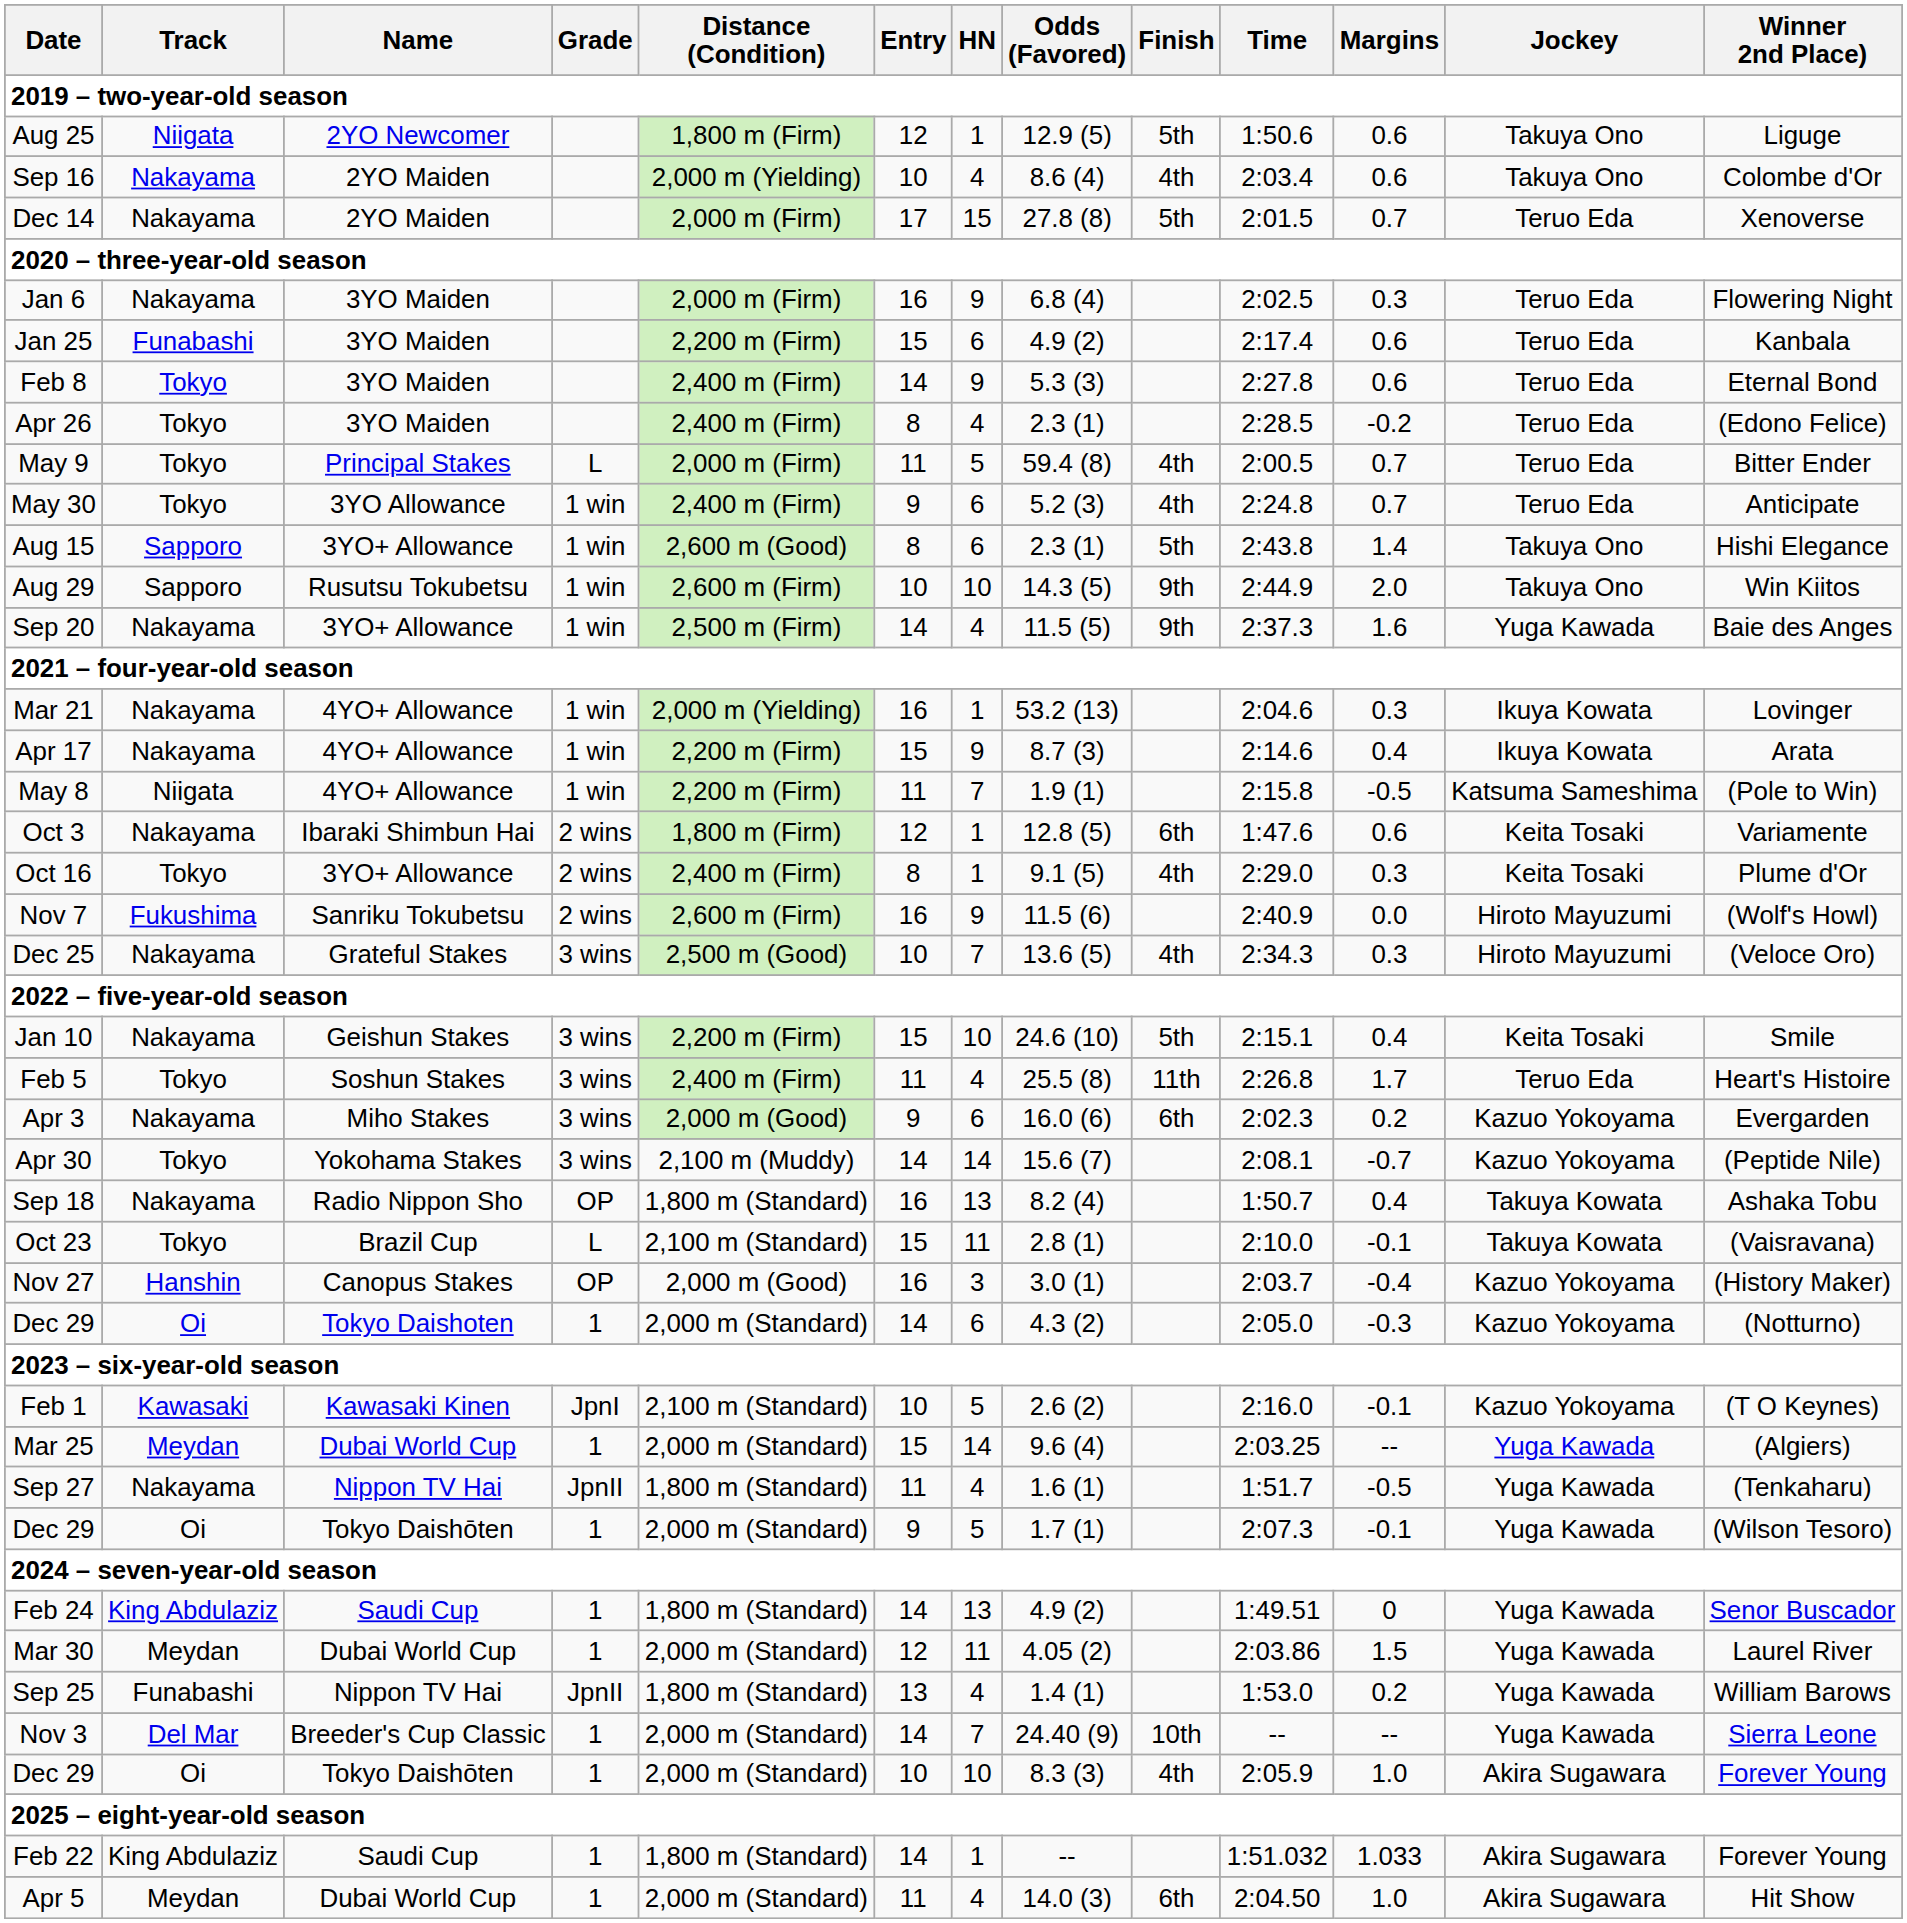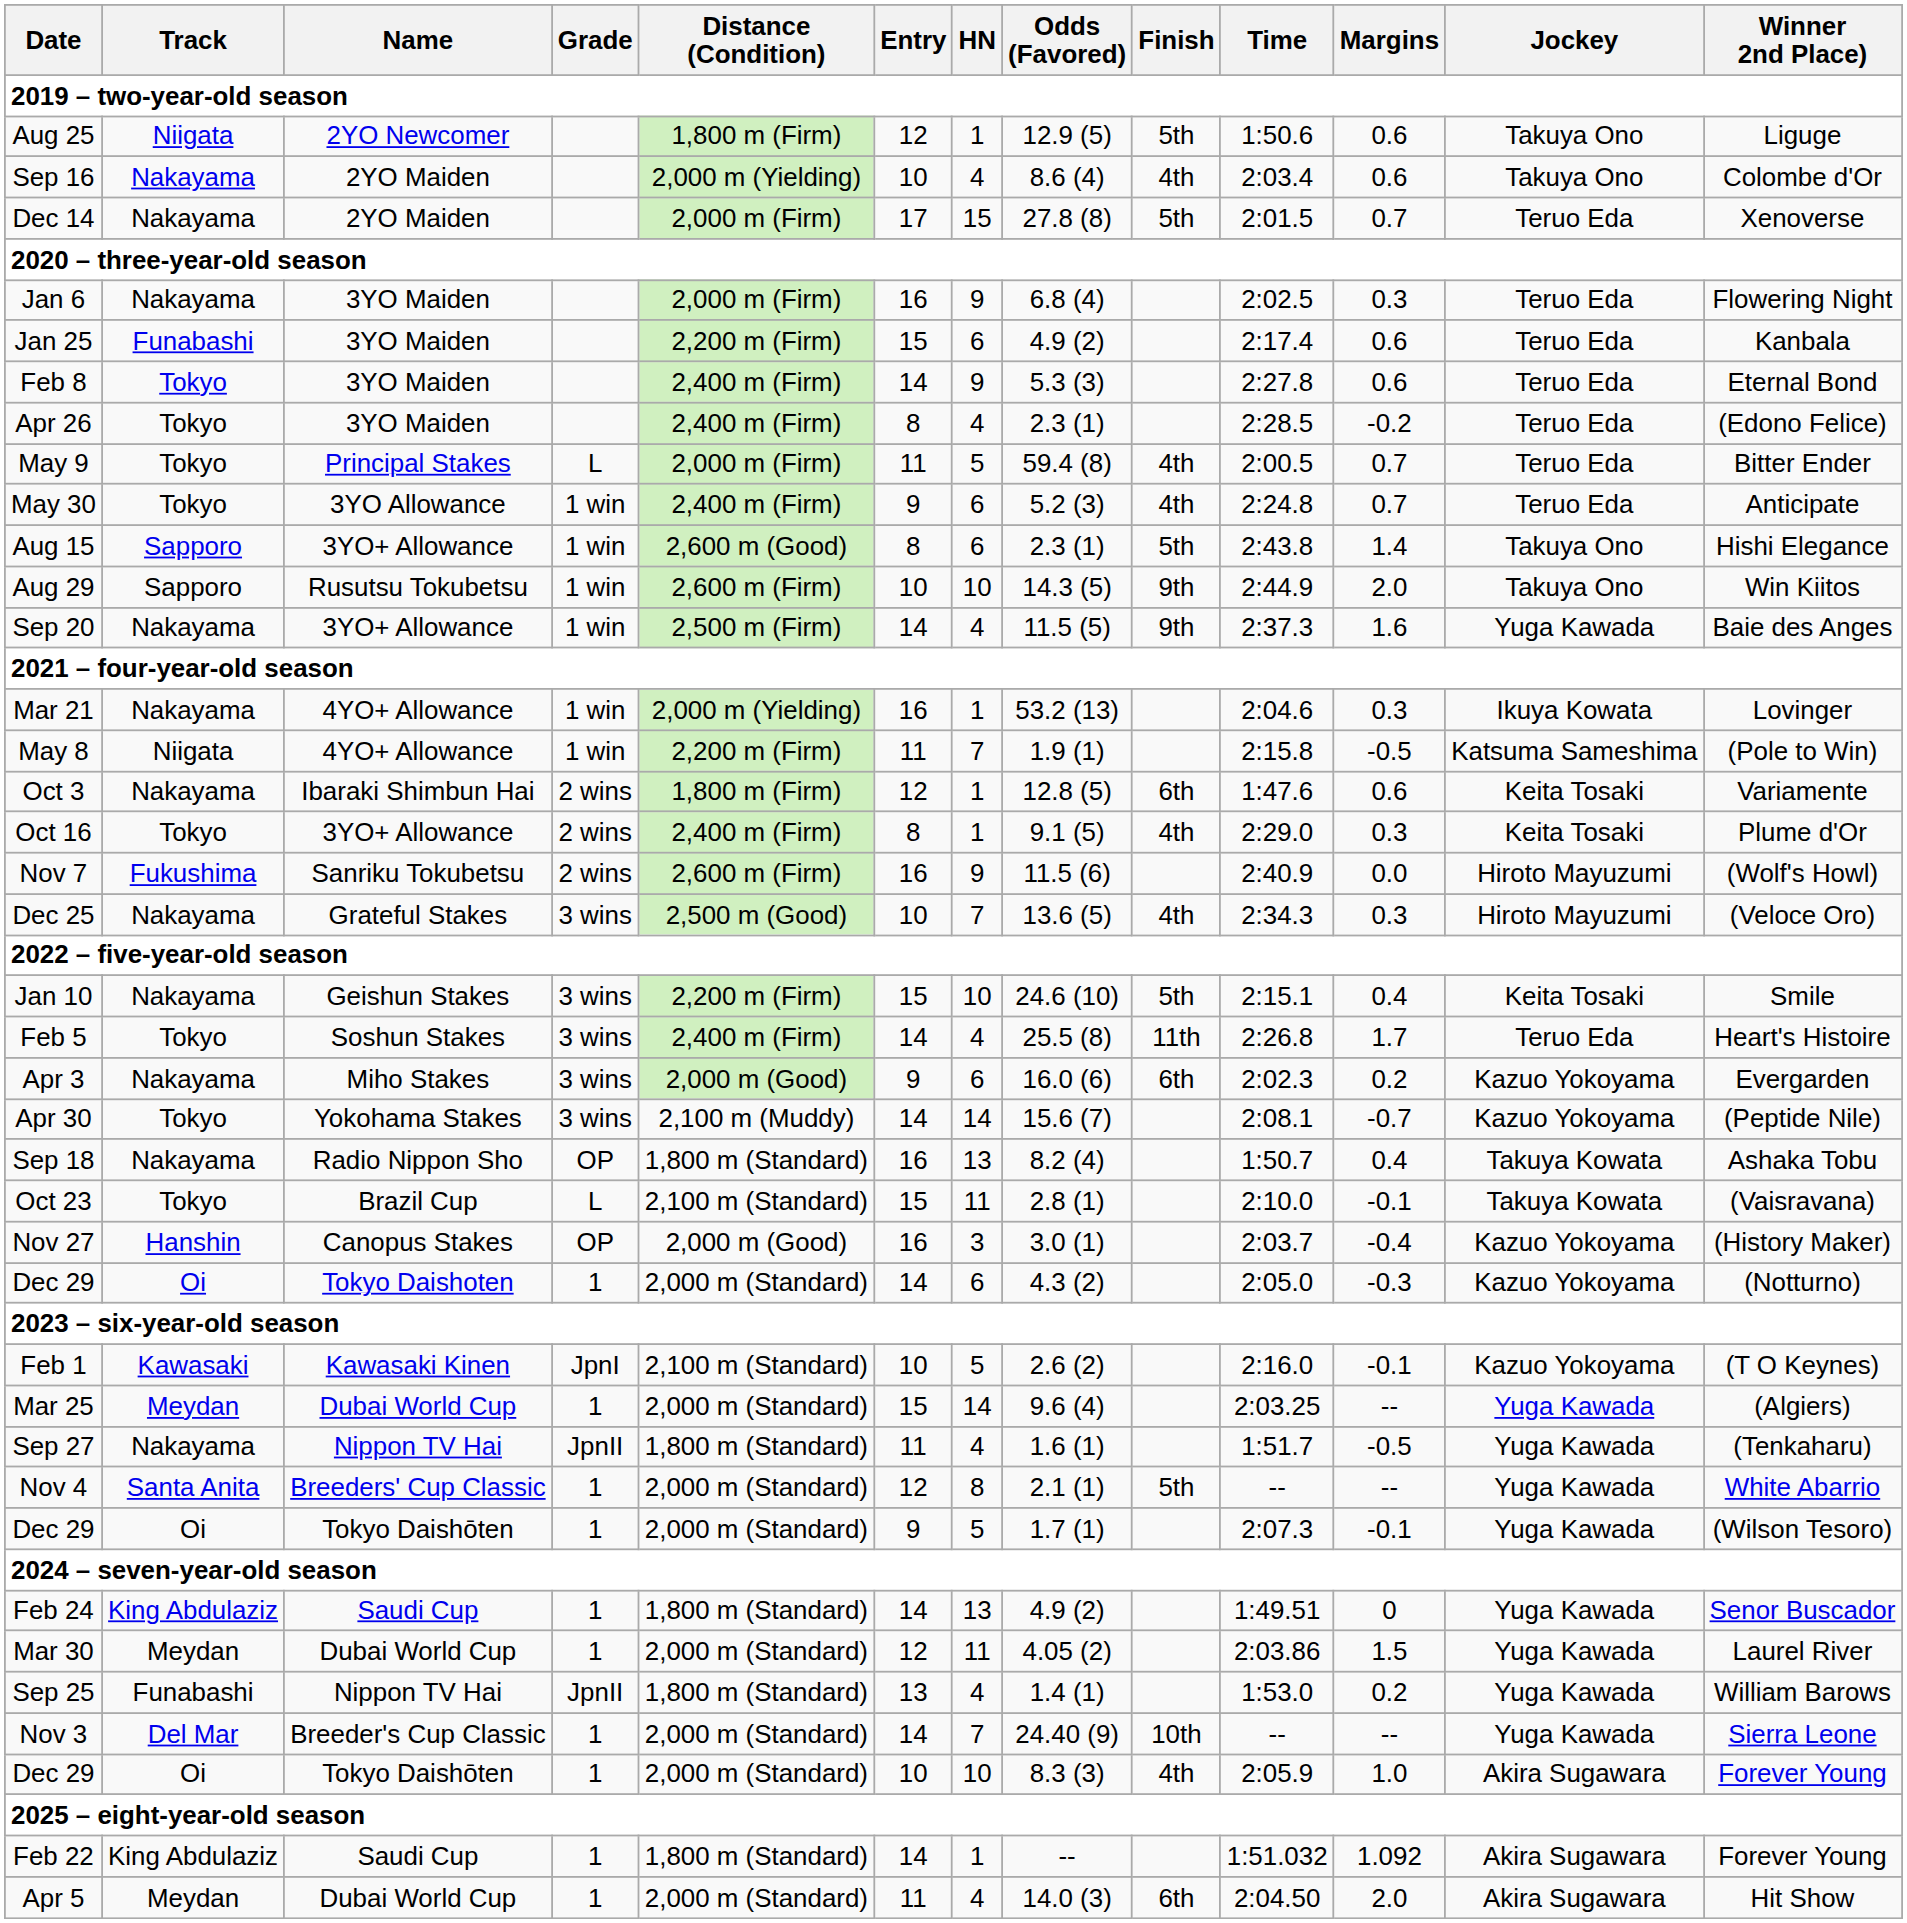- row: (53, 751)
(913, 1078) 11 -> (913, 1037) 14
+ row: (53, 1488)
(1389, 1856) 1.033 -> (1389, 1856) 1.092
(1389, 1897) 1.0 -> (1389, 1897) 2.0
